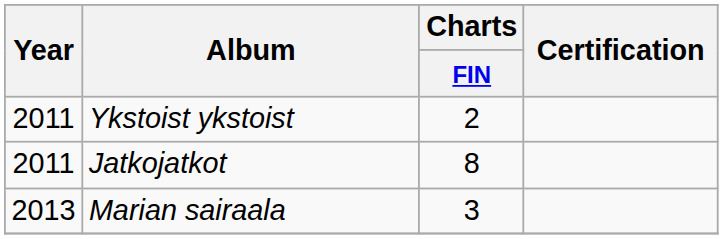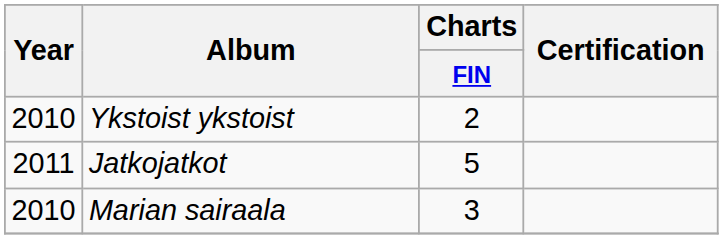(44, 118) 2011 -> (44, 118) 2010
(472, 164) 8 -> (472, 164) 5
(44, 210) 2013 -> (44, 210) 2010
